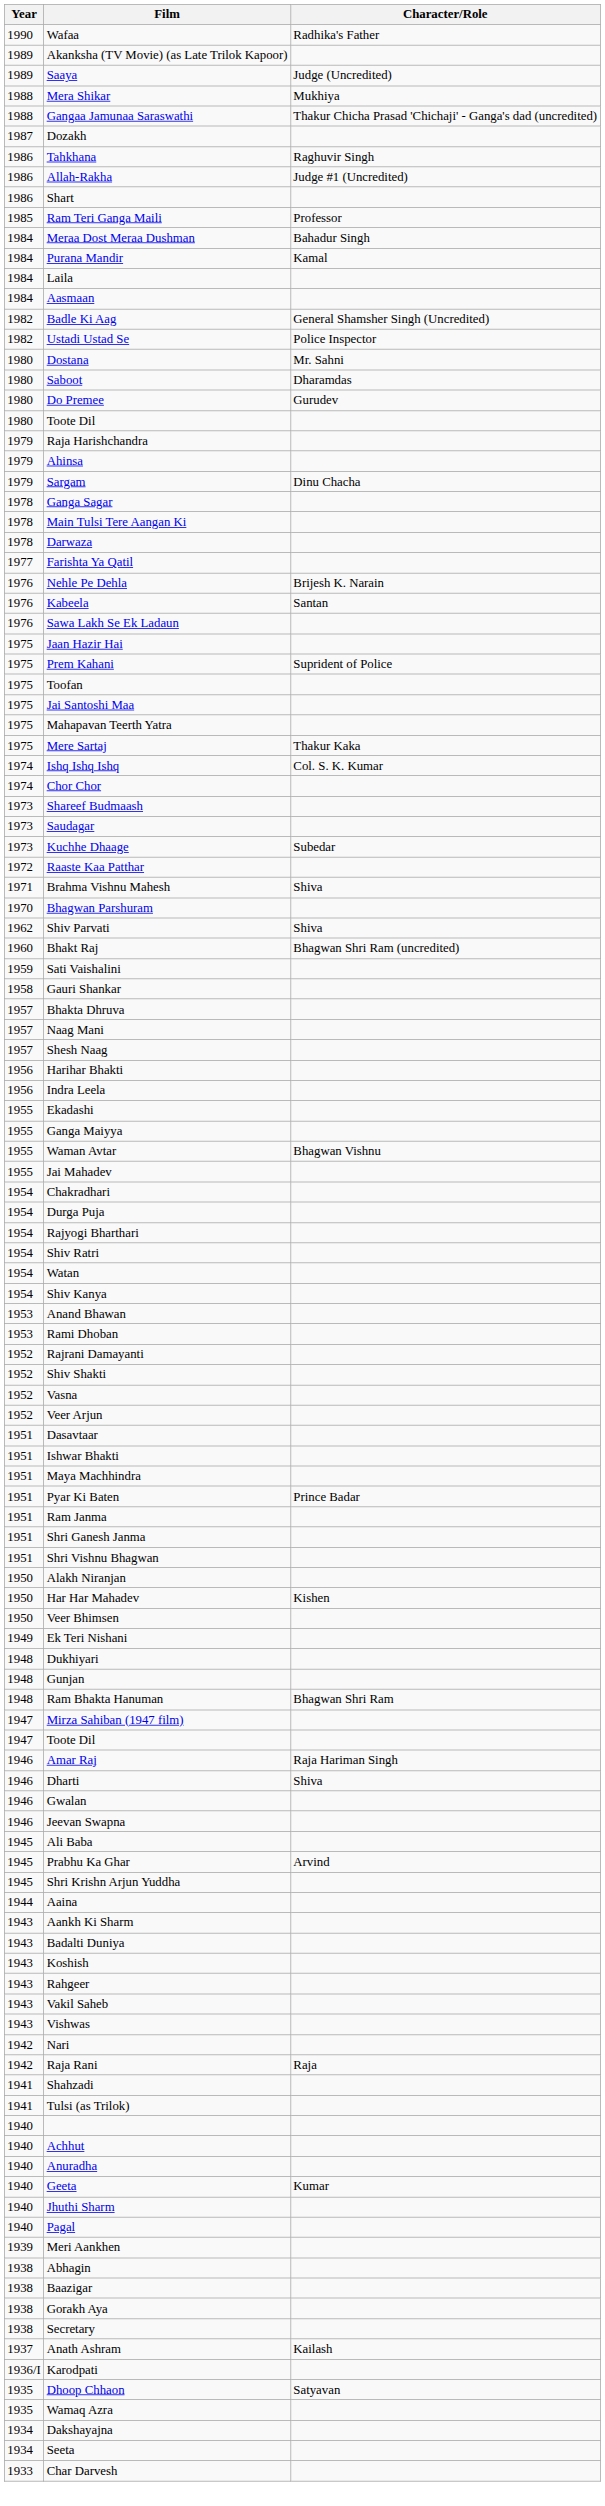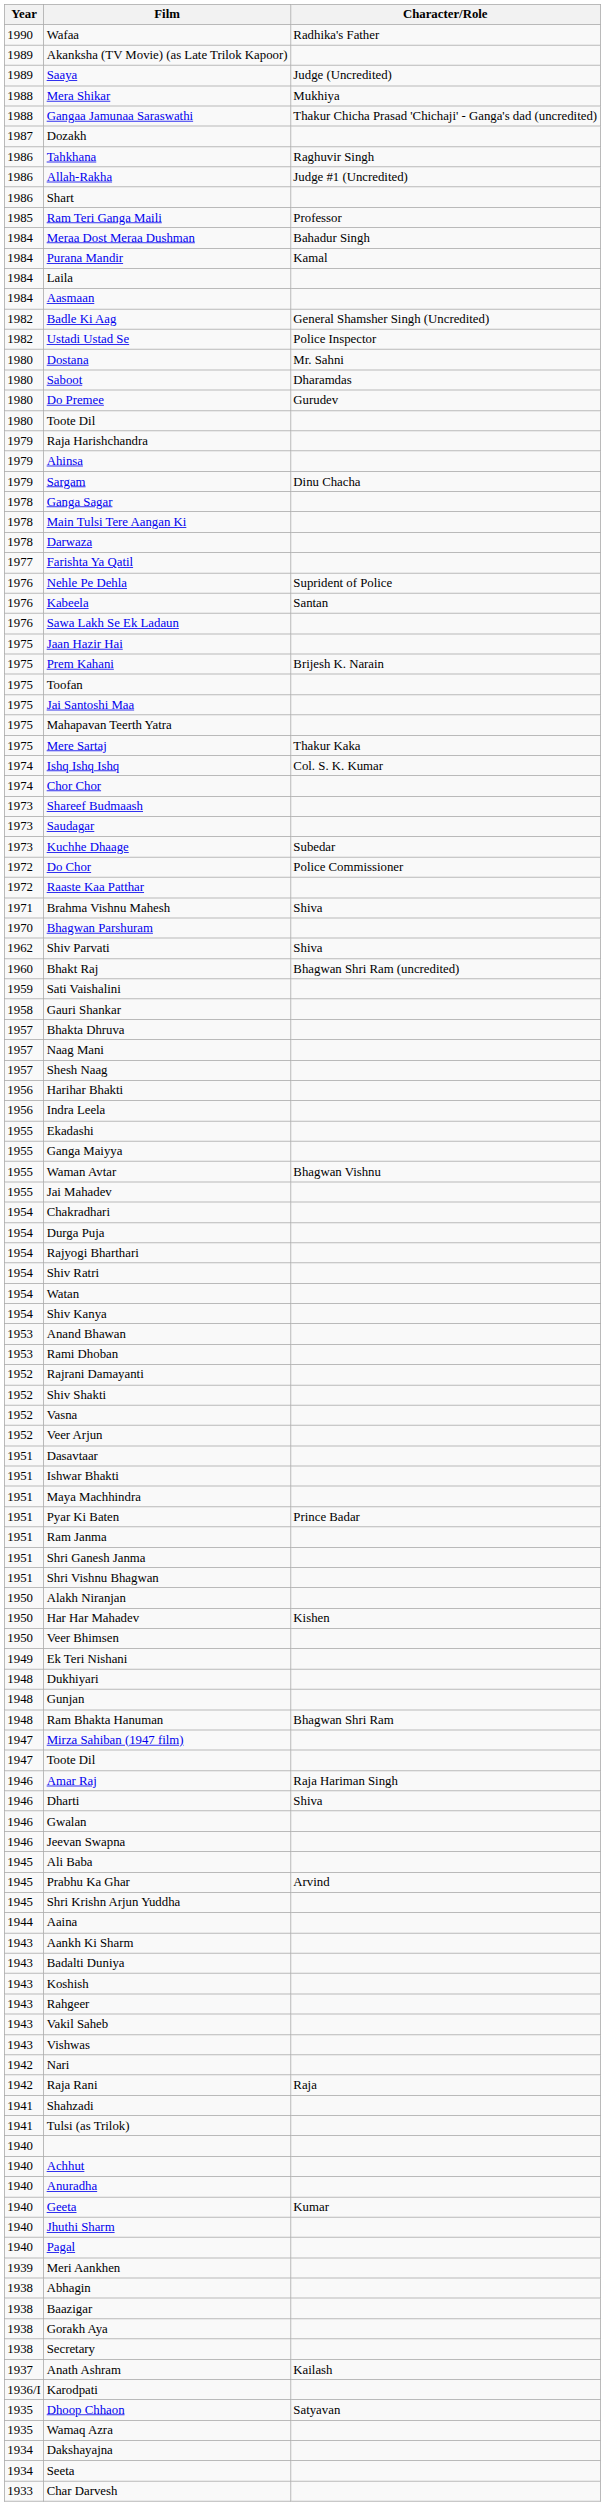(339, 583) Brijesh K. Narain -> (343, 583) Suprident of Police
(343, 664) Suprident of Police -> (339, 664) Brijesh K. Narain
+ row: (20, 867)
